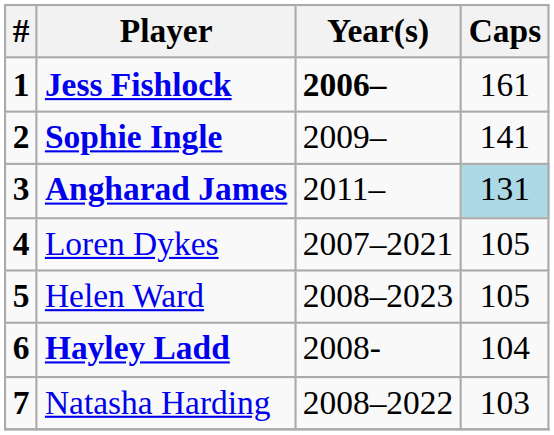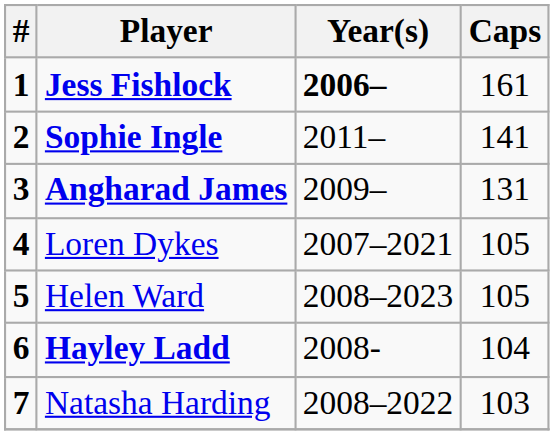(345, 137) 2009– -> (344, 137) 2011–
(344, 190) 2011– -> (345, 190) 2009–
(505, 190) lightblue background -> (505, 190) no background
